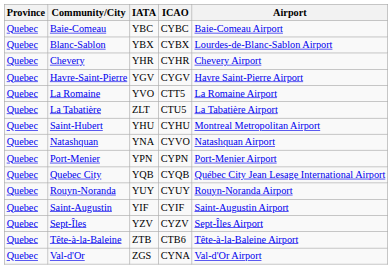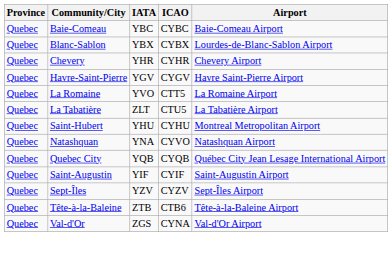- row: (75, 158)
- row: (83, 191)
